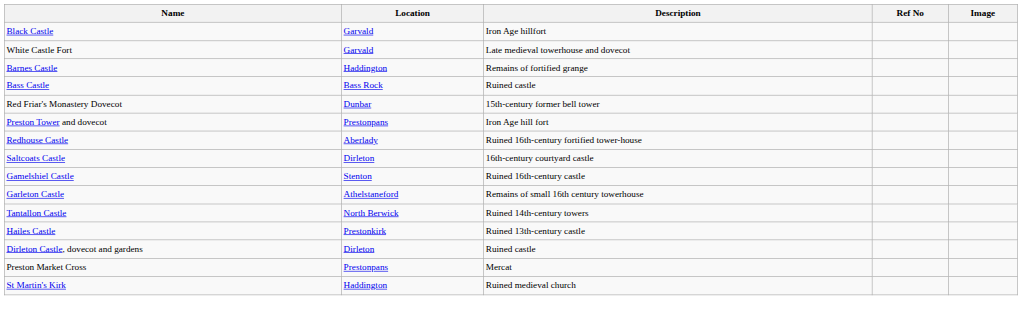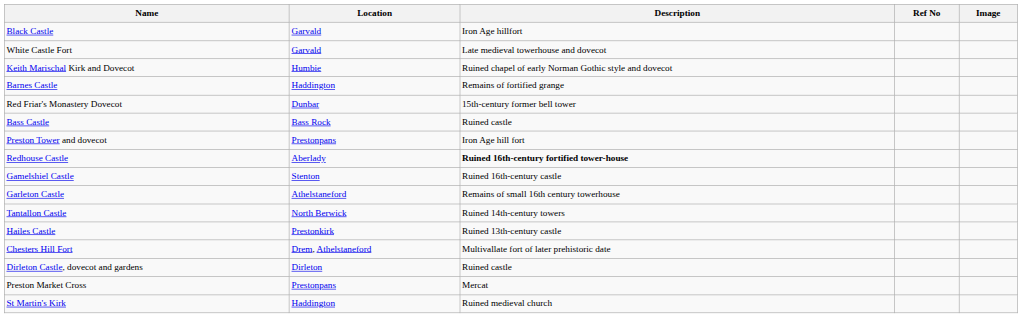+ row: (70, 68)
rows swapped: (28, 86) <-> (64, 104)
(564, 140) normal -> (545, 158) bold
- row: (36, 158)
+ row: (39, 249)
